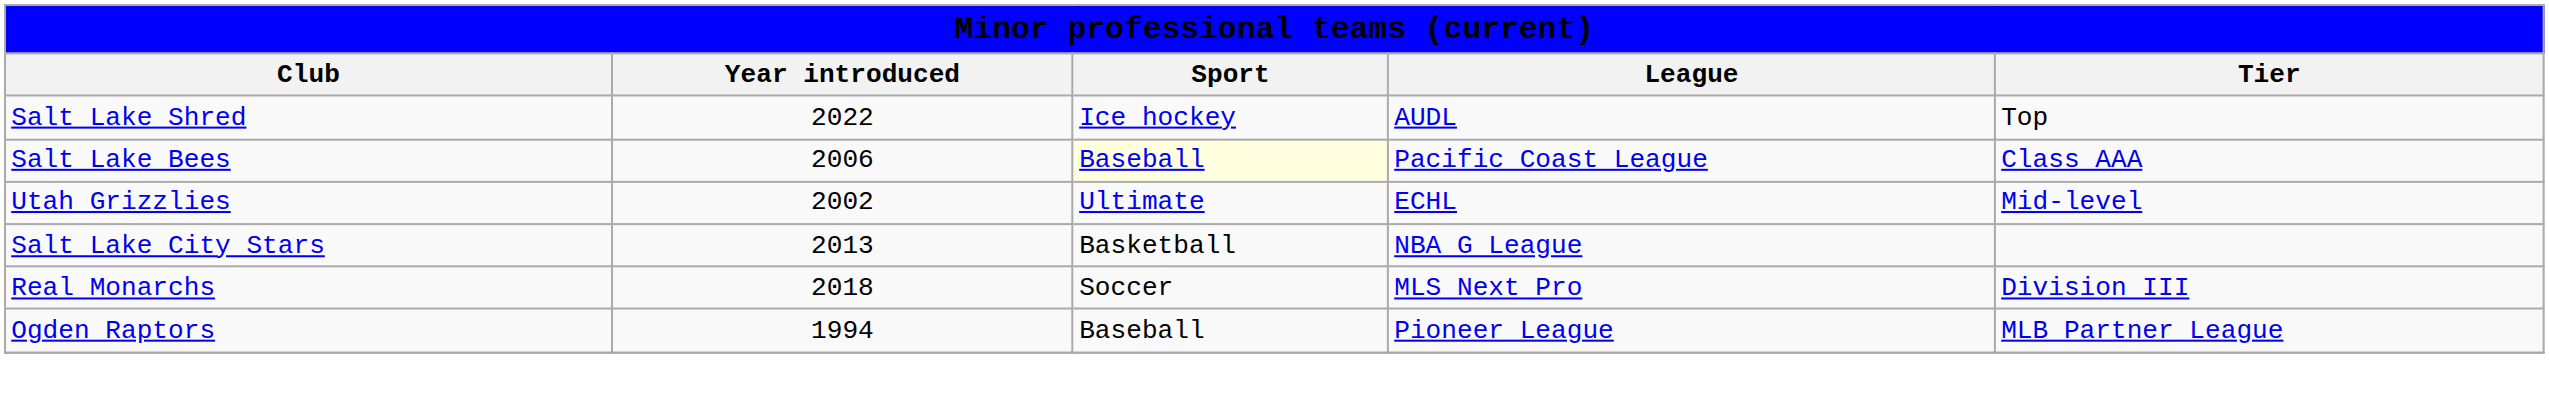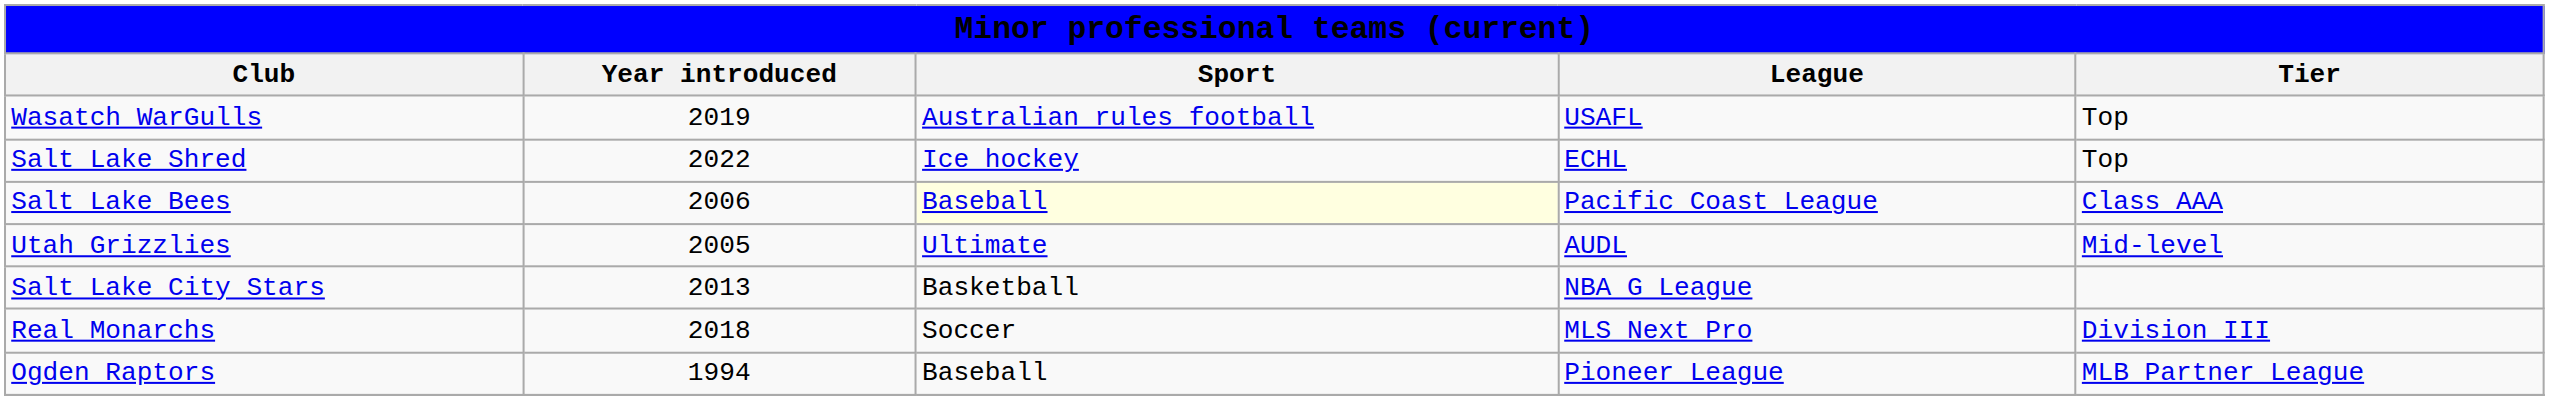+ row: (137, 118)
(1426, 118) AUDL -> (1596, 160) ECHL
(842, 203) 2002 -> (719, 245) 2005
(1426, 203) ECHL -> (1596, 245) AUDL
